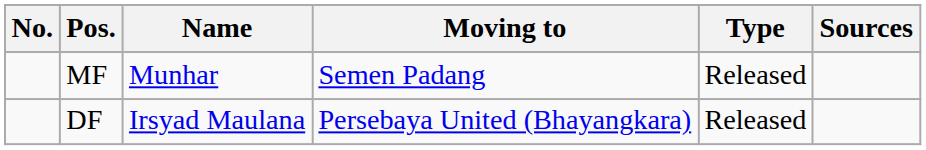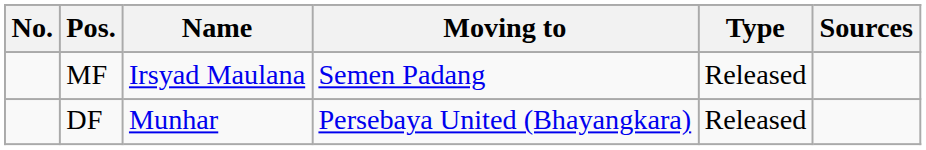(174, 74) Munhar -> (217, 74) Irsyad Maulana
(217, 121) Irsyad Maulana -> (174, 121) Munhar
